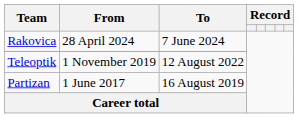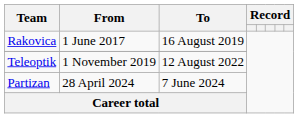(98, 41) 28 April 2024 -> (94, 41) 1 June 2017
(193, 41) 7 June 2024 -> (203, 41) 16 August 2019
(94, 82) 1 June 2017 -> (98, 82) 28 April 2024
(203, 82) 16 August 2019 -> (193, 82) 7 June 2024
